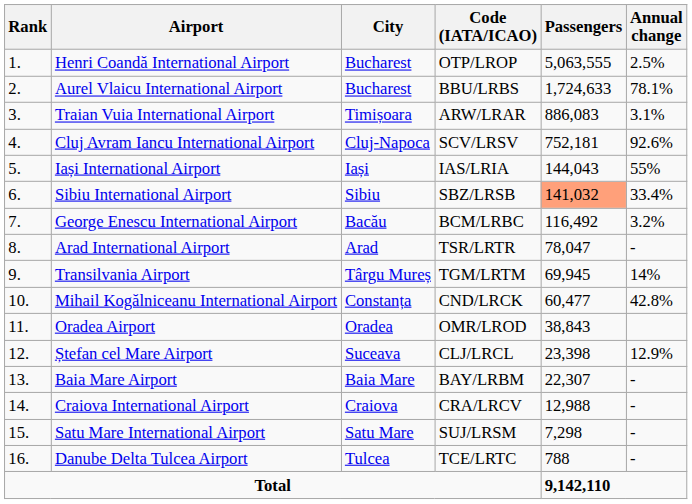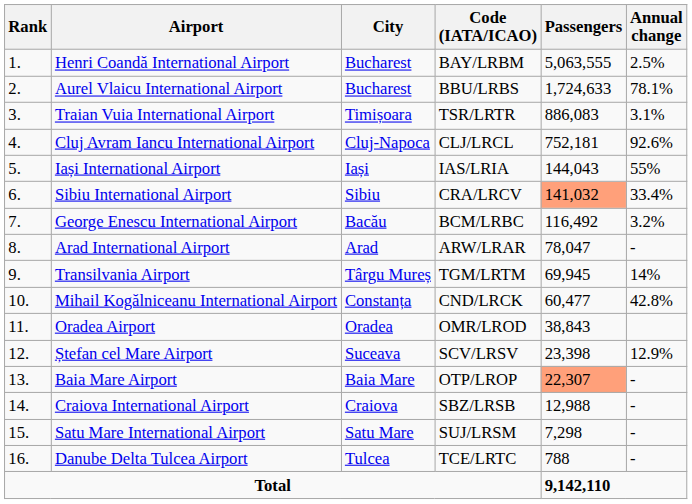(478, 62) OTP/LROP -> (481, 62) BAY/LRBM
(482, 115) ARW/LRAR -> (477, 115) TSR/LRTR
(478, 141) SCV/LRSV -> (476, 141) CLJ/LRCL
(477, 194) SBZ/LRSB -> (480, 194) CRA/LRCV
(477, 247) TSR/LRTR -> (482, 247) ARW/LRAR
(476, 353) CLJ/LRCL -> (478, 353) SCV/LRSV
(481, 379) BAY/LRBM -> (478, 379) OTP/LROP
(568, 379) no background -> (568, 379) lightsalmon background
(480, 405) CRA/LRCV -> (477, 405) SBZ/LRSB
